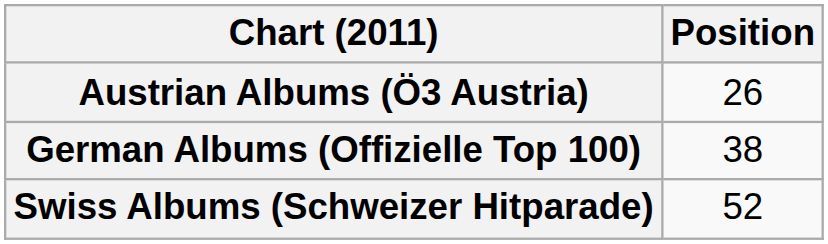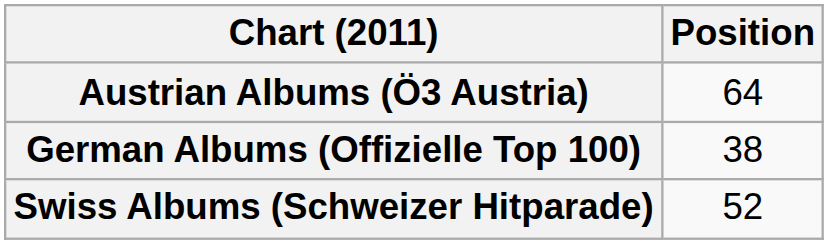(743, 91) 26 -> (743, 91) 64
